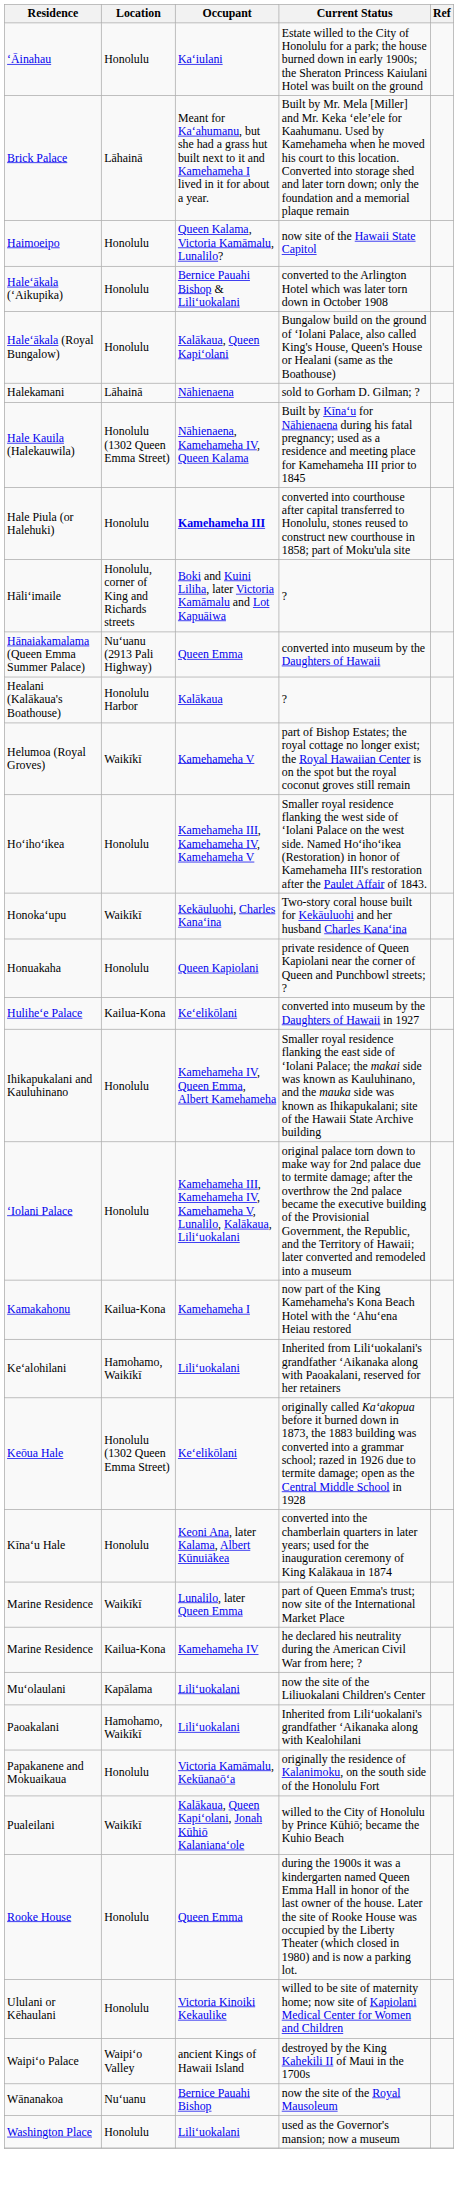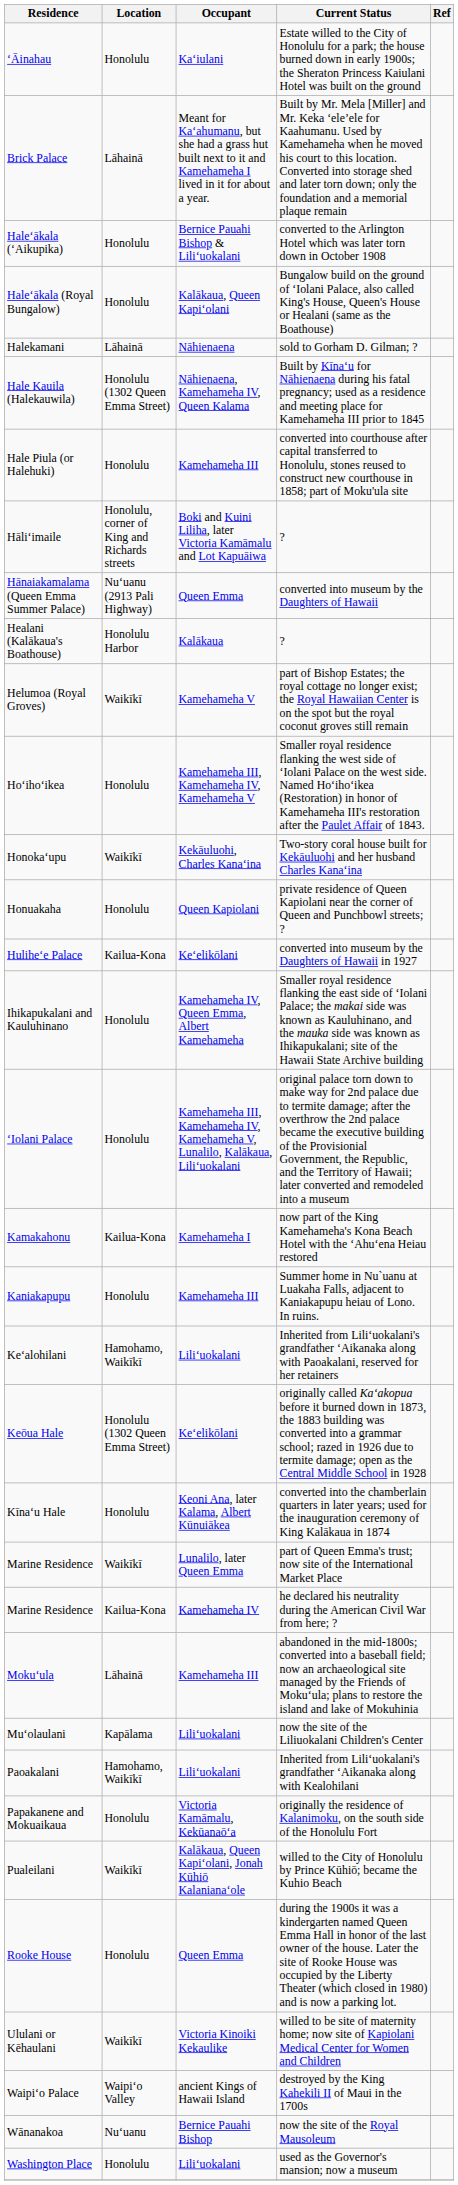- row: (33, 243)
(222, 523) bold -> (218, 465) normal
+ row: (39, 1296)
+ row: (30, 1675)
(127, 2009) Honolulu -> (123, 2041) Waikīkī
